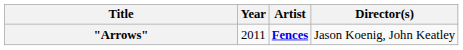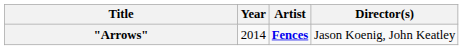(253, 34) 2011 -> (253, 34) 2014
